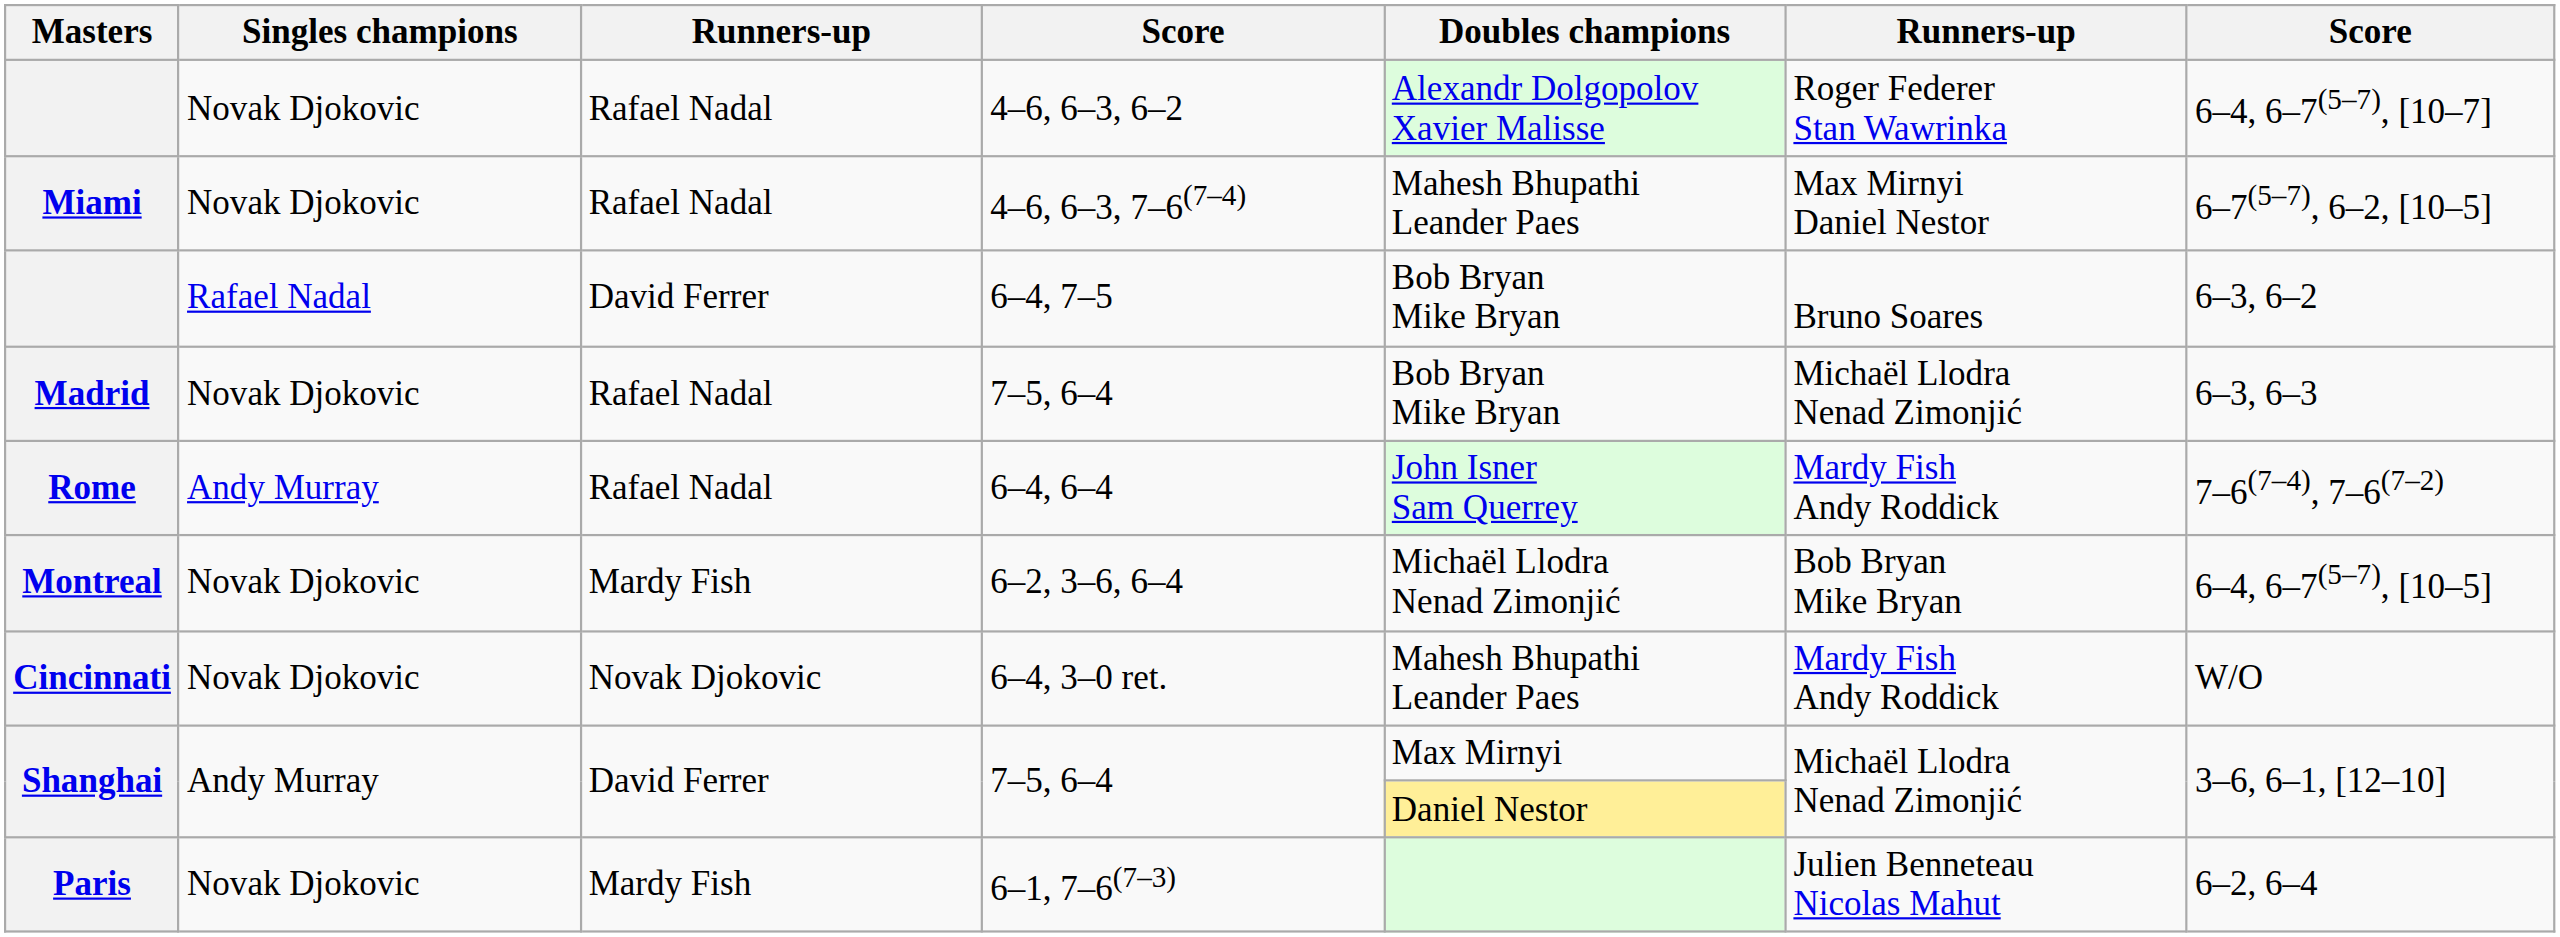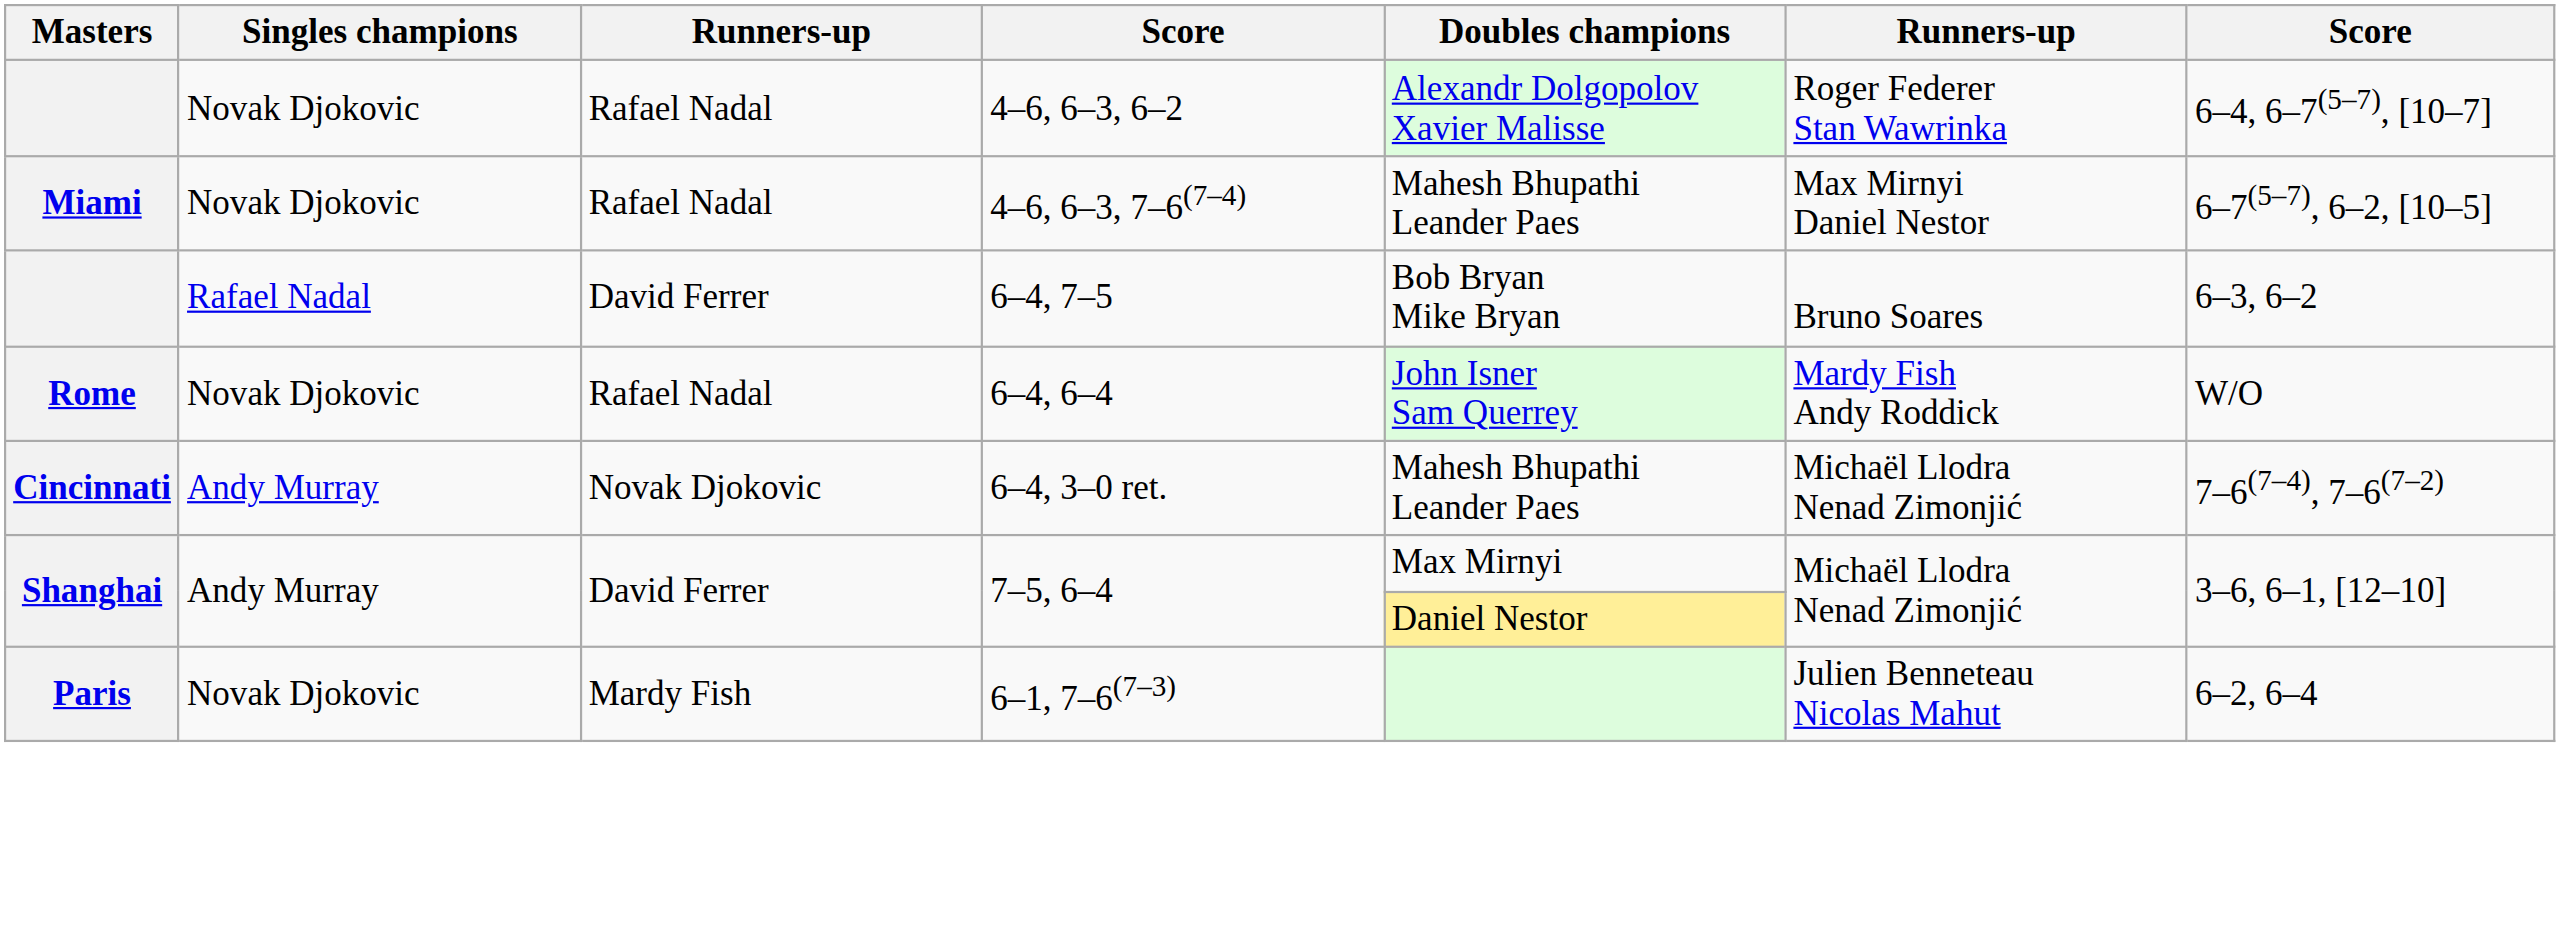- row: (92, 392)
(283, 487) Andy Murray -> (303, 392) Novak Djokovic
(2320, 487) 7–6(7–4), 7–6(7–2) -> (2229, 392) W/O
- row: (92, 582)
(303, 677) Novak Djokovic -> (283, 487) Andy Murray
(1896, 677) Mardy Fish Andy Roddick -> (1908, 487) Michaël Llodra Nenad Zimonjić
(2229, 677) W/O -> (2320, 487) 7–6(7–4), 7–6(7–2)
